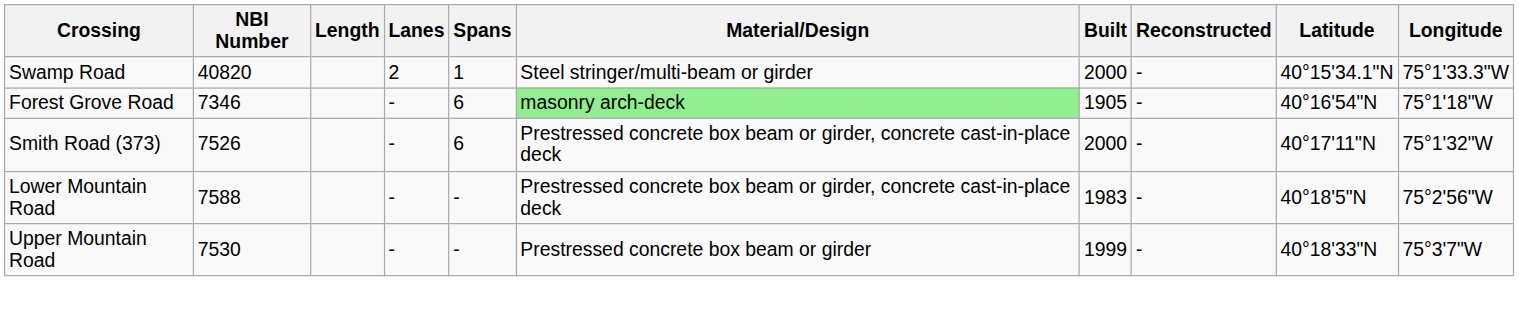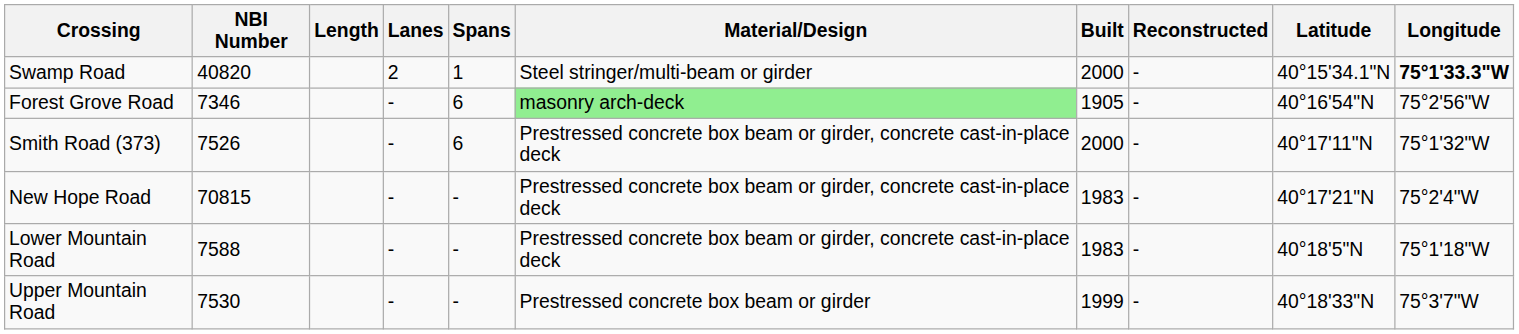(1456, 72) normal -> (1454, 72) bold
(1448, 103) 75°1'18"W -> (1444, 103) 75°2'56"W
+ row: (80, 197)
(1448, 197) 75°2'56"W -> (1444, 249) 75°1'18"W
